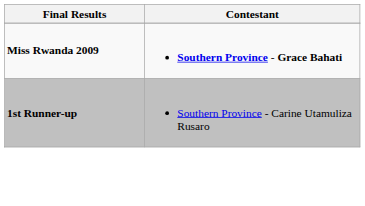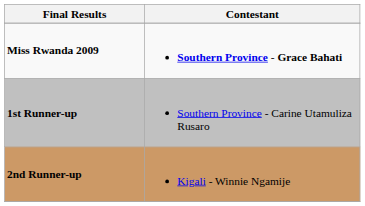+ row: (44, 174)
